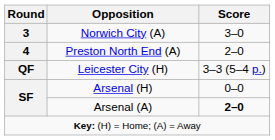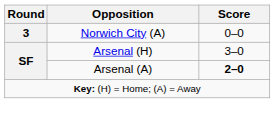(234, 32) 3–0 -> (234, 32) 0–0
- row: (123, 51)
- row: (123, 70)
(234, 88) 0–0 -> (234, 51) 3–0
